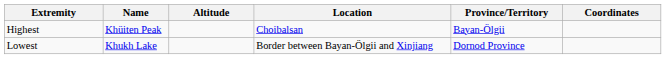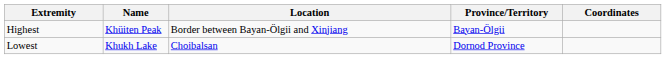- column: (211, 12)
(280, 29) Choibalsan -> (259, 29) Border between Bayan-Ölgii and Xinjiang
(345, 45) Border between Bayan-Ölgii and Xinjiang -> (194, 45) Choibalsan
